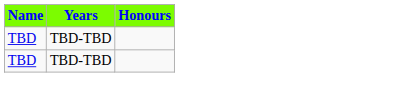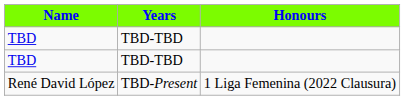+ row: (61, 83)
